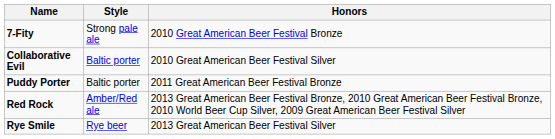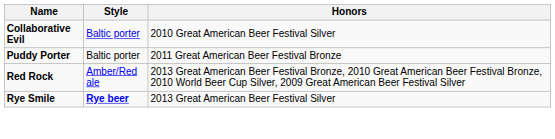- row: (20, 34)
(107, 126) normal -> (107, 99) bold
